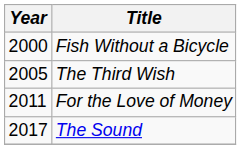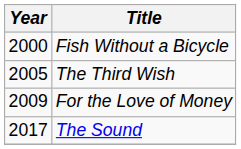(28, 102) 2011 -> (28, 102) 2009
